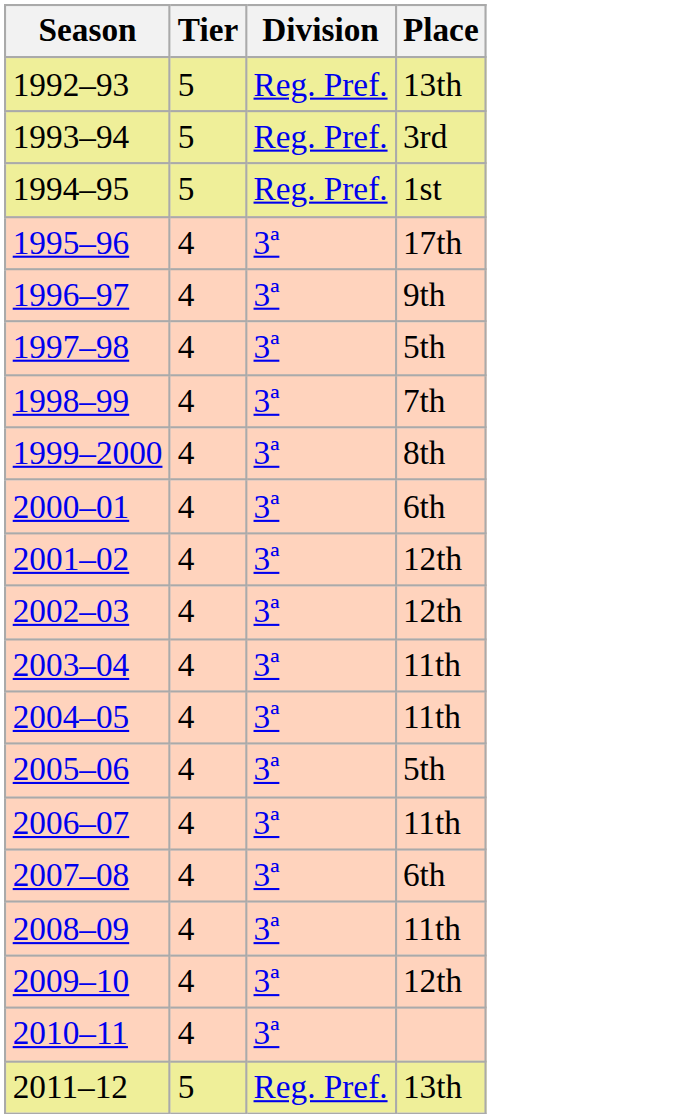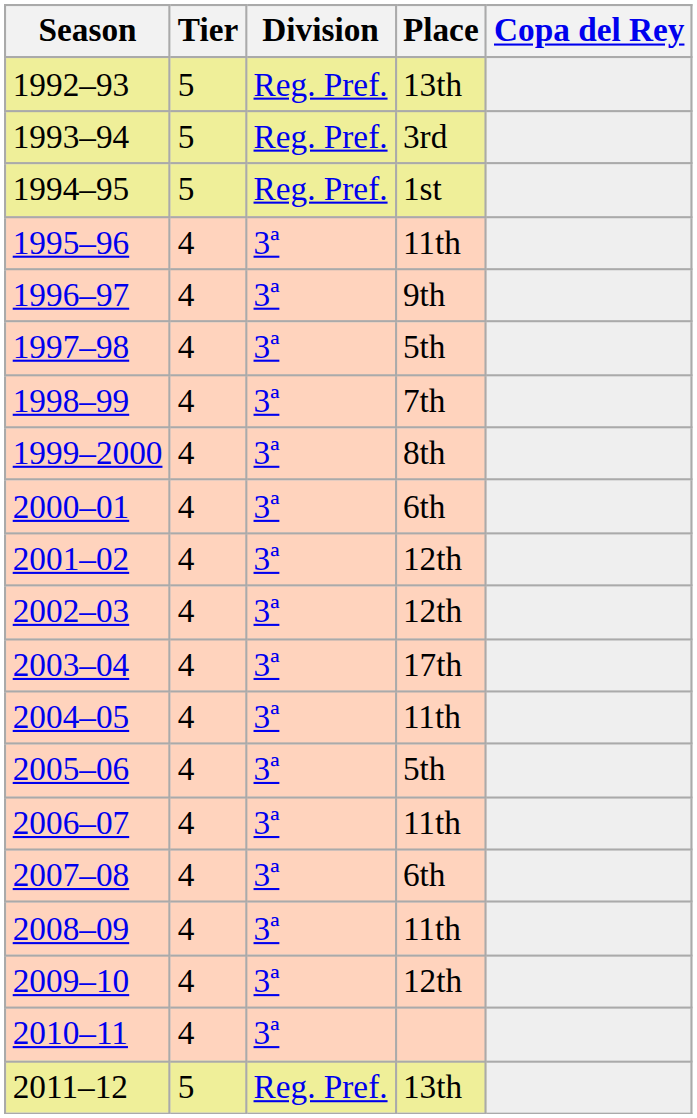+ column: (589, 30)
(432, 242) 17th -> (432, 242) 11th
(432, 664) 11th -> (432, 664) 17th
